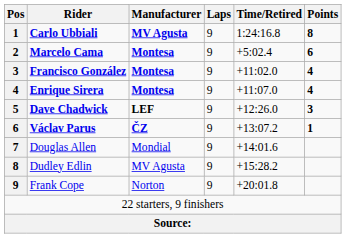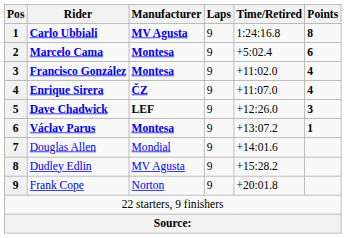(153, 90) Montesa -> (140, 90) ČZ
(140, 128) ČZ -> (153, 128) Montesa
